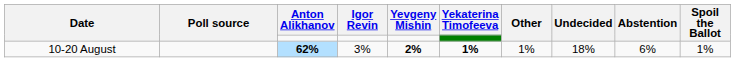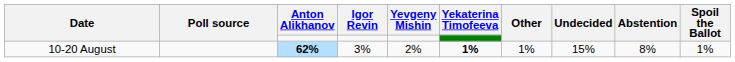(413, 49) bold -> (413, 49) normal
(583, 49) 18% -> (583, 49) 15%
(648, 49) 6% -> (648, 49) 8%
